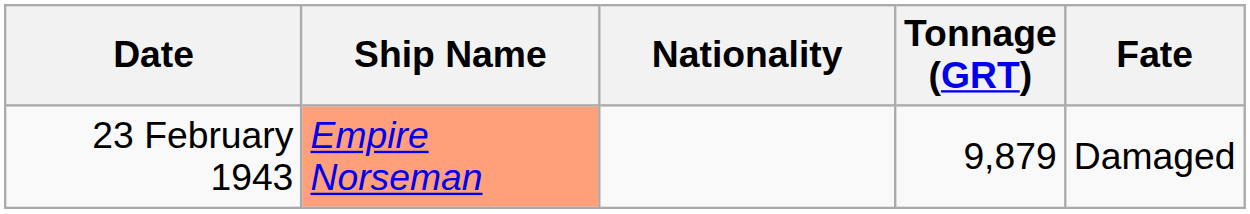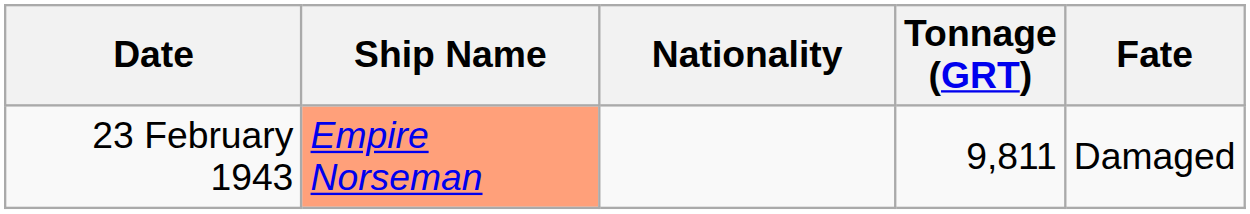(1010, 156) 9,879 -> (1011, 156) 9,811
